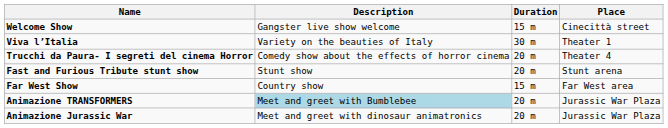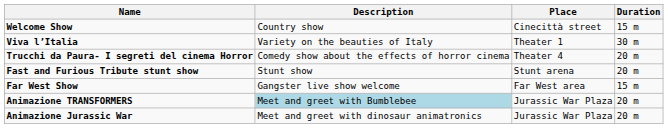columns swapped: (611, 12) <-> (536, 12)
(329, 27) Gangster live show welcome -> (290, 27) Country show
(290, 86) Country show -> (329, 86) Gangster live show welcome
